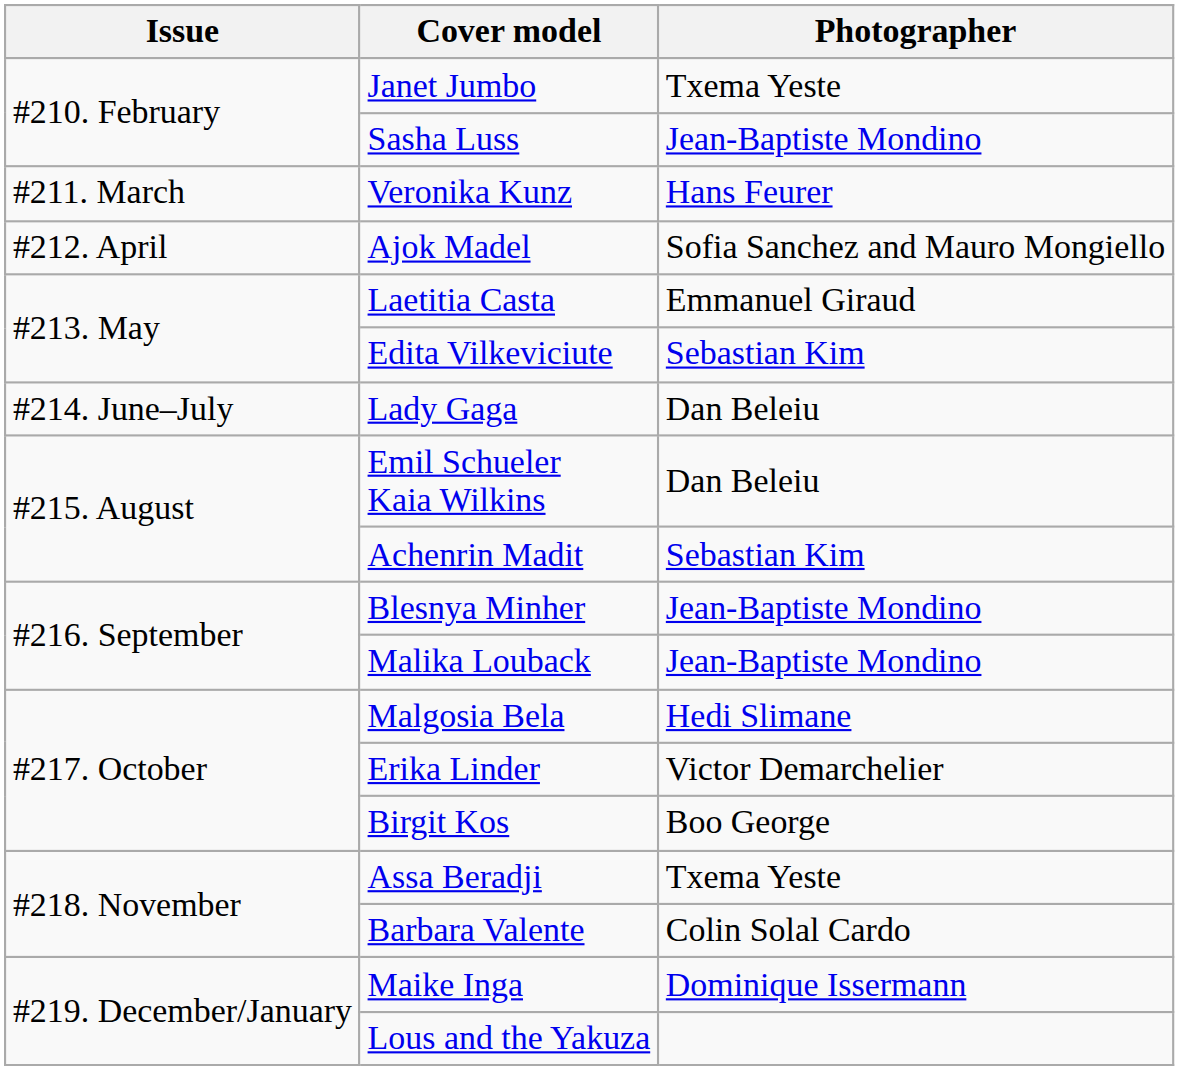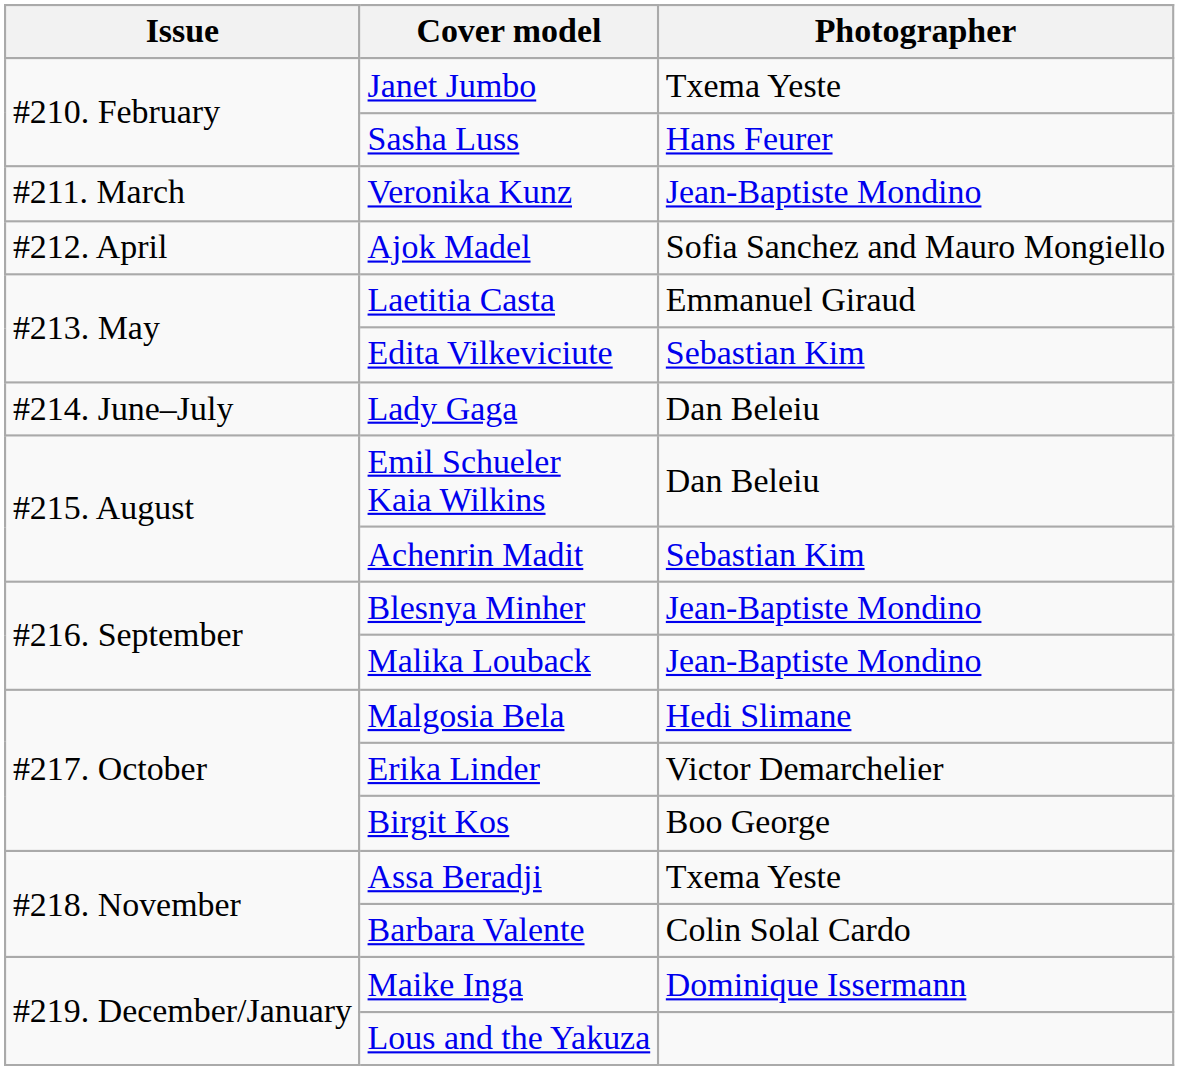(824, 138) Jean-Baptiste Mondino -> (749, 138) Hans Feurer
(749, 192) Hans Feurer -> (824, 192) Jean-Baptiste Mondino
